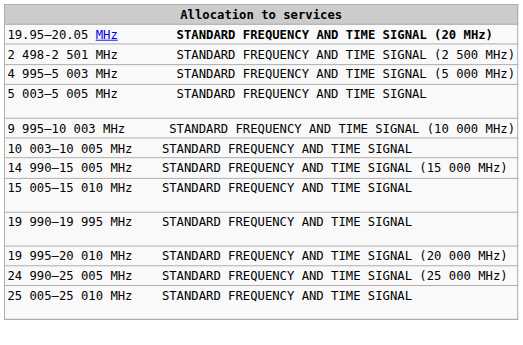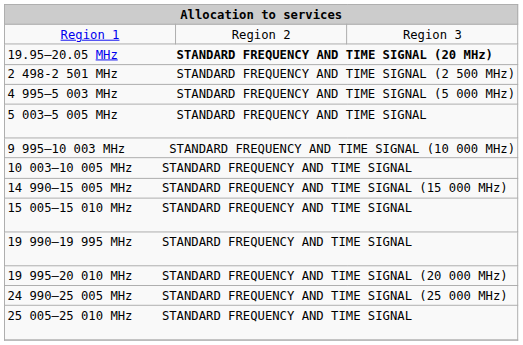+ row: (90, 34)
